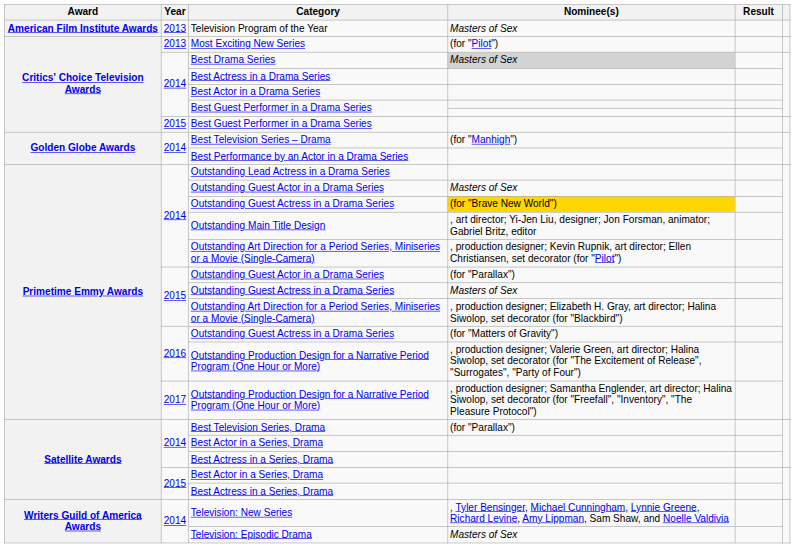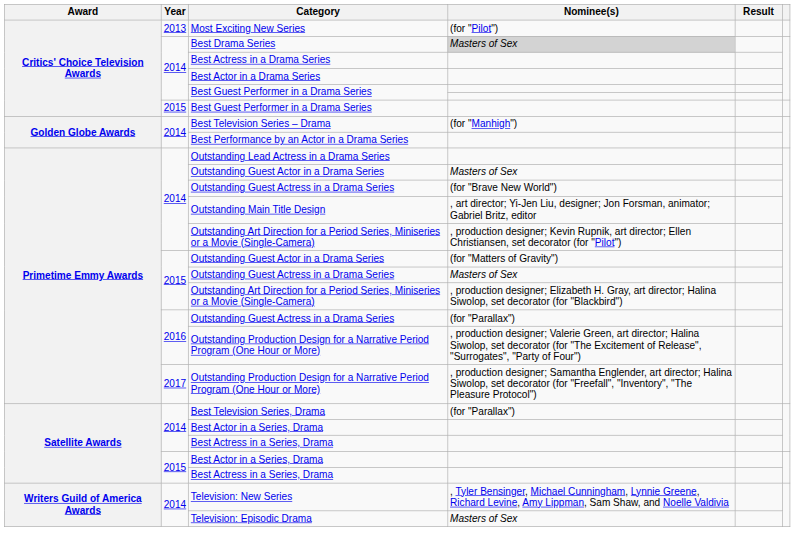- row: (175, 28)
(503, 204) gold background -> (503, 188) no background
(482, 274) (for "Parallax") -> (504, 258) (for "Matters of Gravity")
(504, 334) (for "Matters of Gravity") -> (482, 318) (for "Parallax")
